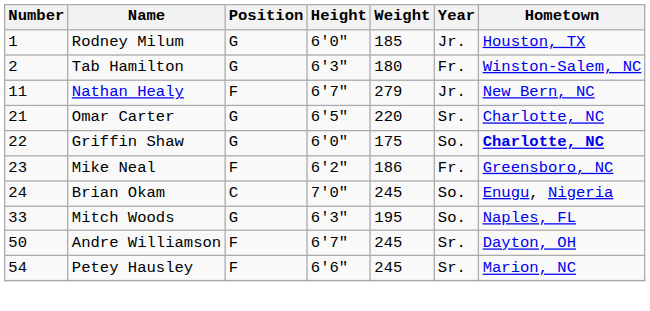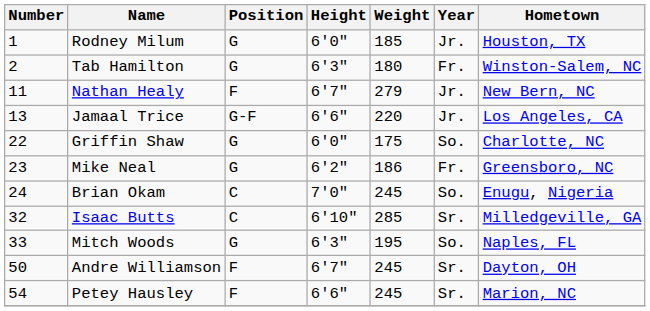+ row: (128, 118)
- row: (123, 118)
(543, 143) bold -> (543, 143) normal
(233, 168) F -> (233, 168) G
+ row: (123, 219)
